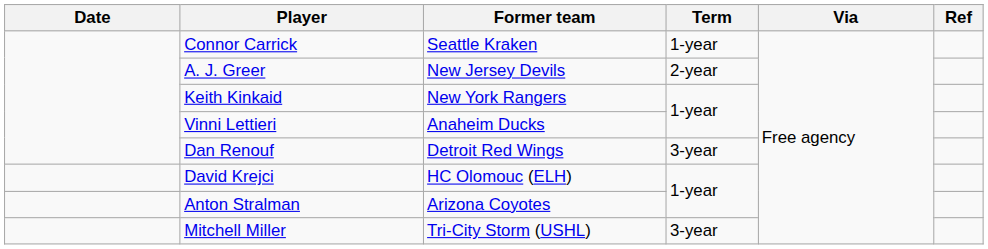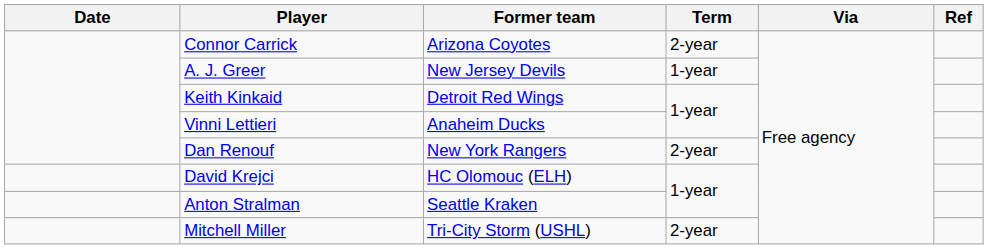(482, 44) Seattle Kraken -> (489, 44) Arizona Coyotes
(694, 44) 1-year -> (694, 44) 2-year
(694, 71) 2-year -> (694, 71) 1-year
(497, 97) New York Rangers -> (495, 97) Detroit Red Wings
(495, 151) Detroit Red Wings -> (497, 151) New York Rangers
(694, 151) 3-year -> (694, 151) 2-year
(489, 204) Arizona Coyotes -> (482, 204) Seattle Kraken
(694, 230) 3-year -> (694, 230) 2-year
